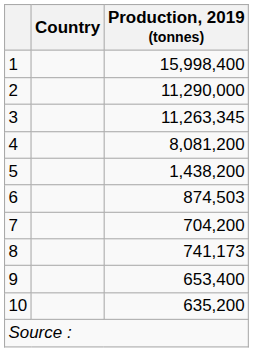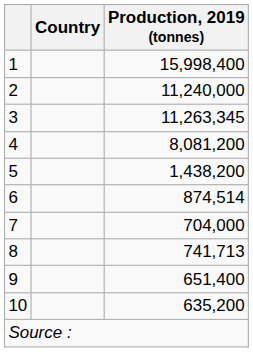(203, 90) 11,290,000 -> (203, 90) 11,240,000
(214, 198) 874,503 -> (214, 198) 874,514
(214, 225) 704,200 -> (214, 225) 704,000
(214, 252) 741,173 -> (214, 252) 741,713
(214, 279) 653,400 -> (214, 279) 651,400
